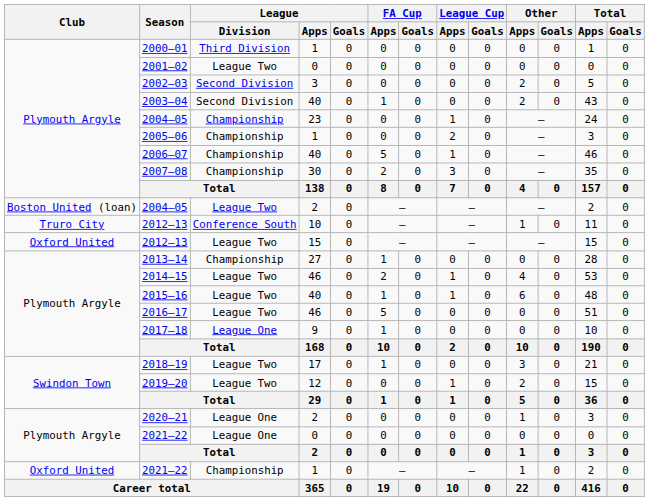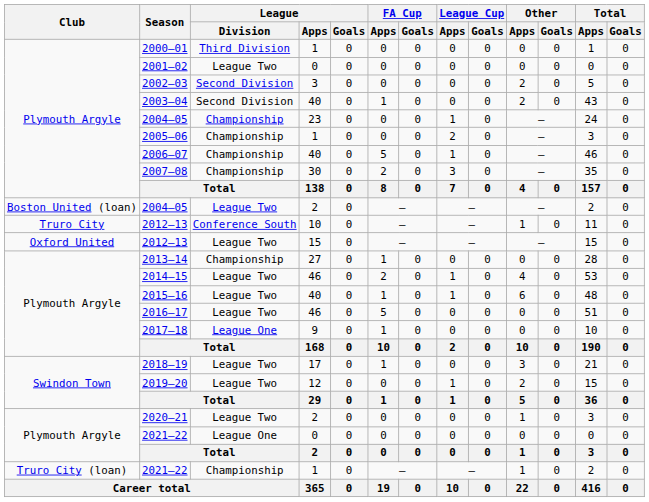(245, 418) League One -> (245, 418) League Two
(72, 470) Oxford United -> (72, 470) Truro City (loan)
